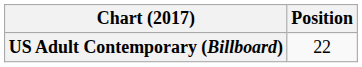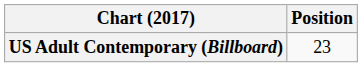(322, 47) 22 -> (322, 47) 23
